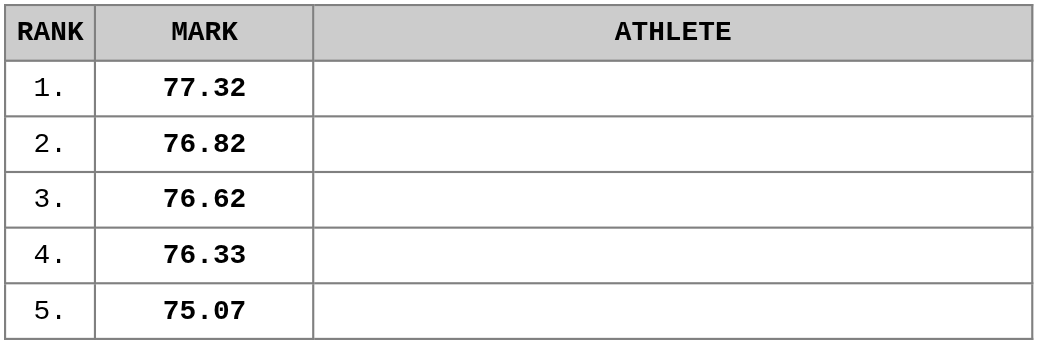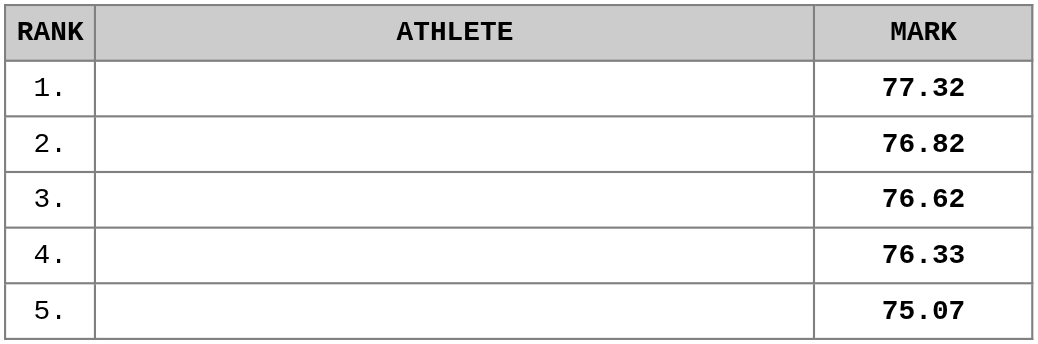columns swapped: (673, 33) <-> (205, 33)
